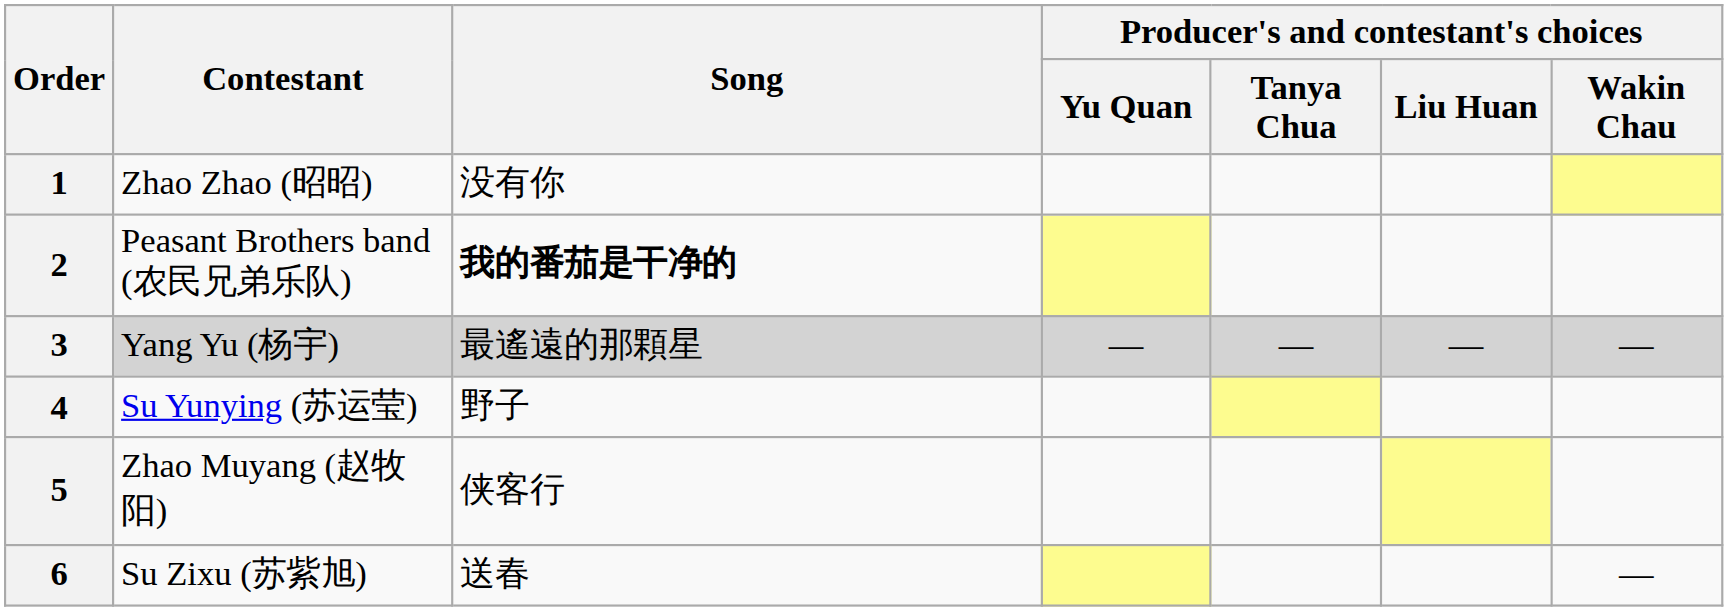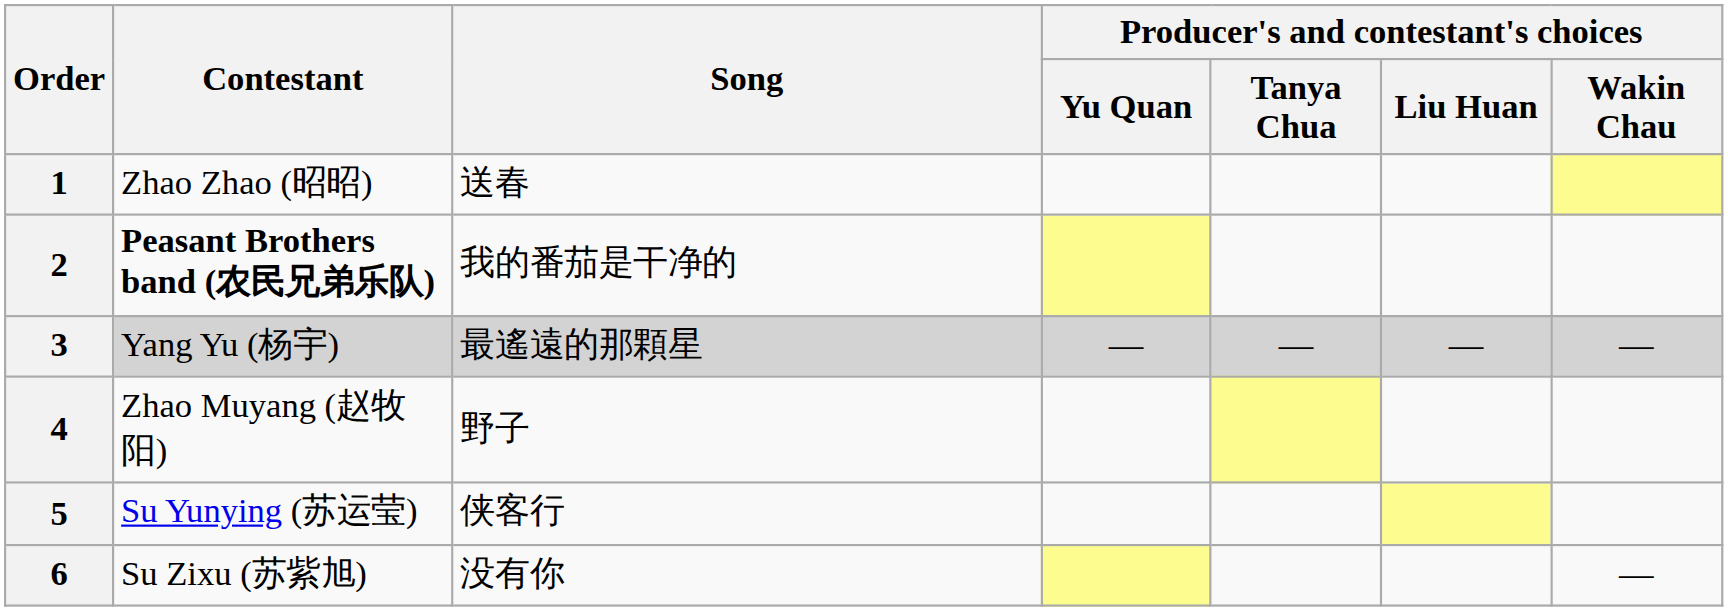(512, 182) 没有你 -> (495, 182) 送春
(276, 262) normal -> (278, 262) bold
(599, 263) bold -> (599, 263) normal
(269, 405) Su Yunying (苏运莹) -> (263, 427) Zhao Muyang (赵牧阳)
(263, 489) Zhao Muyang (赵牧阳) -> (269, 511) Su Yunying (苏运莹)
(495, 573) 送春 -> (512, 573) 没有你
